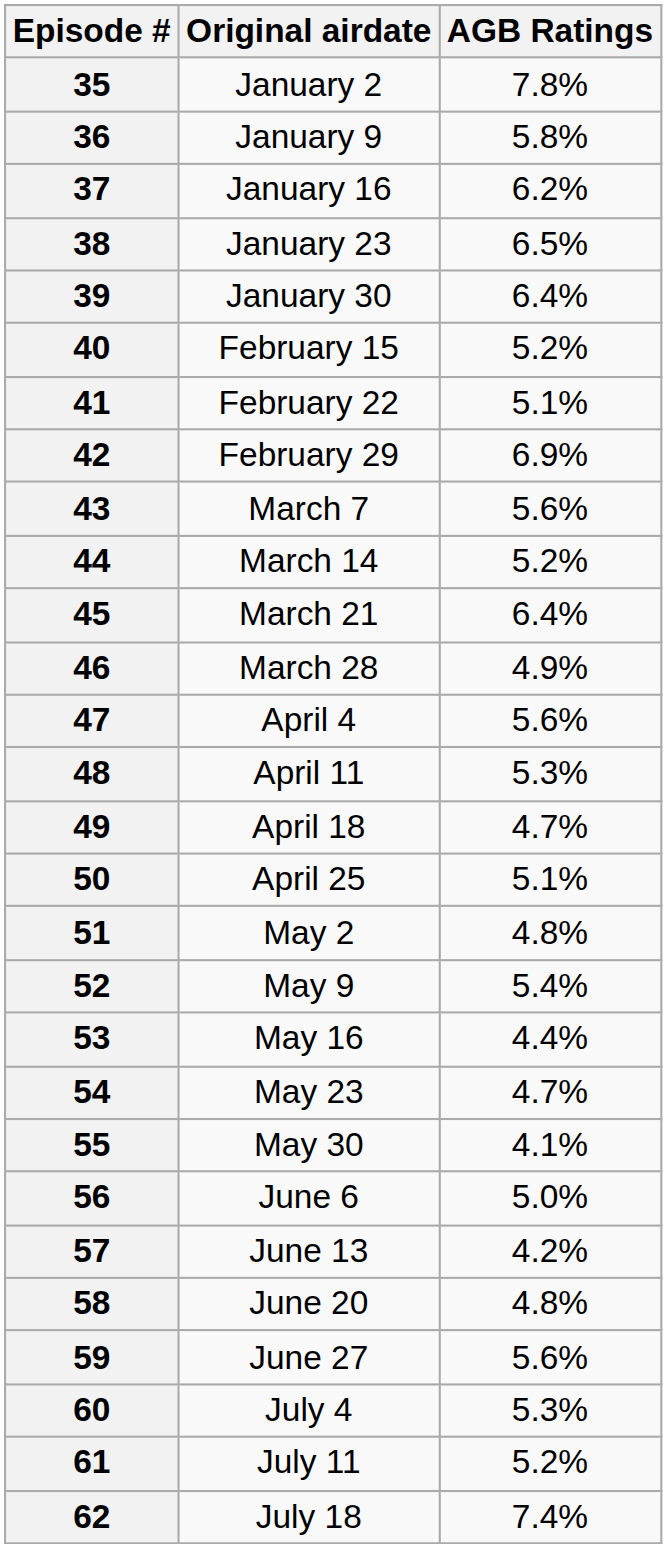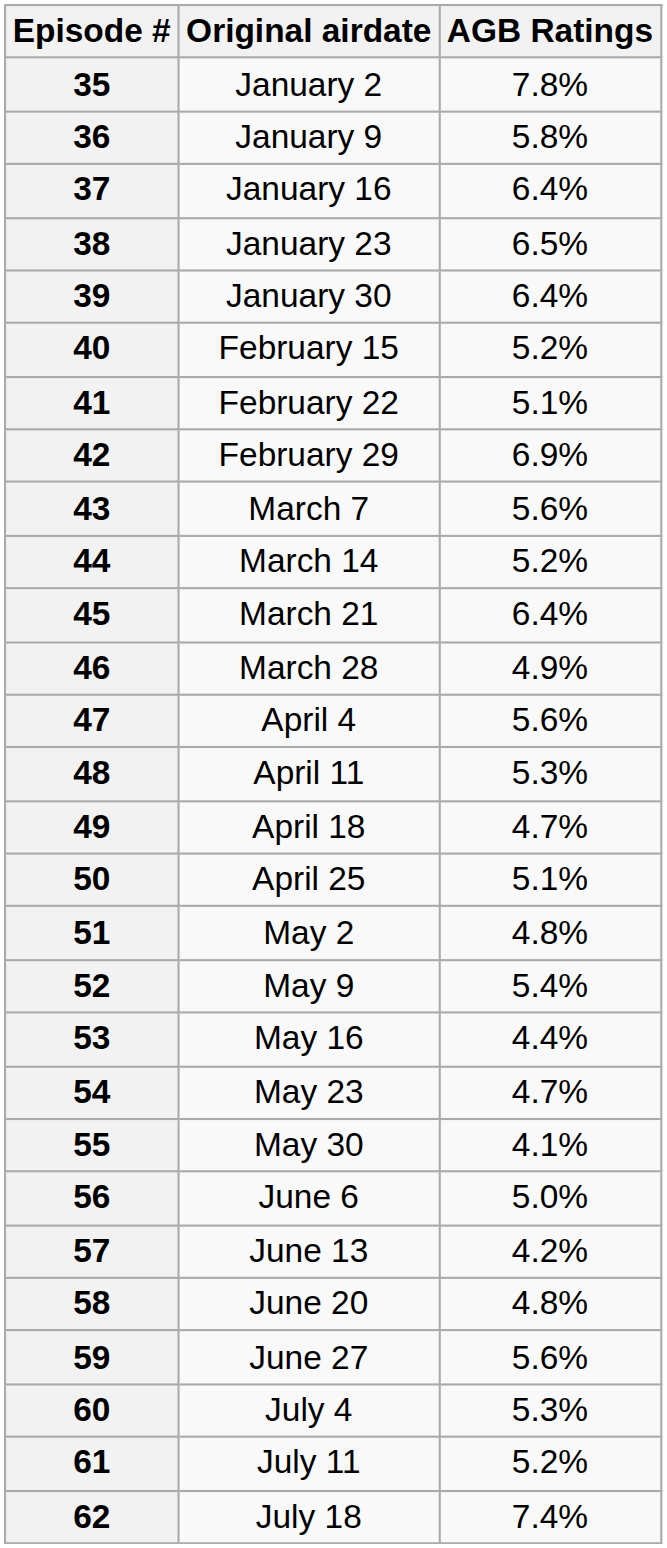(550, 190) 6.2% -> (550, 190) 6.4%
